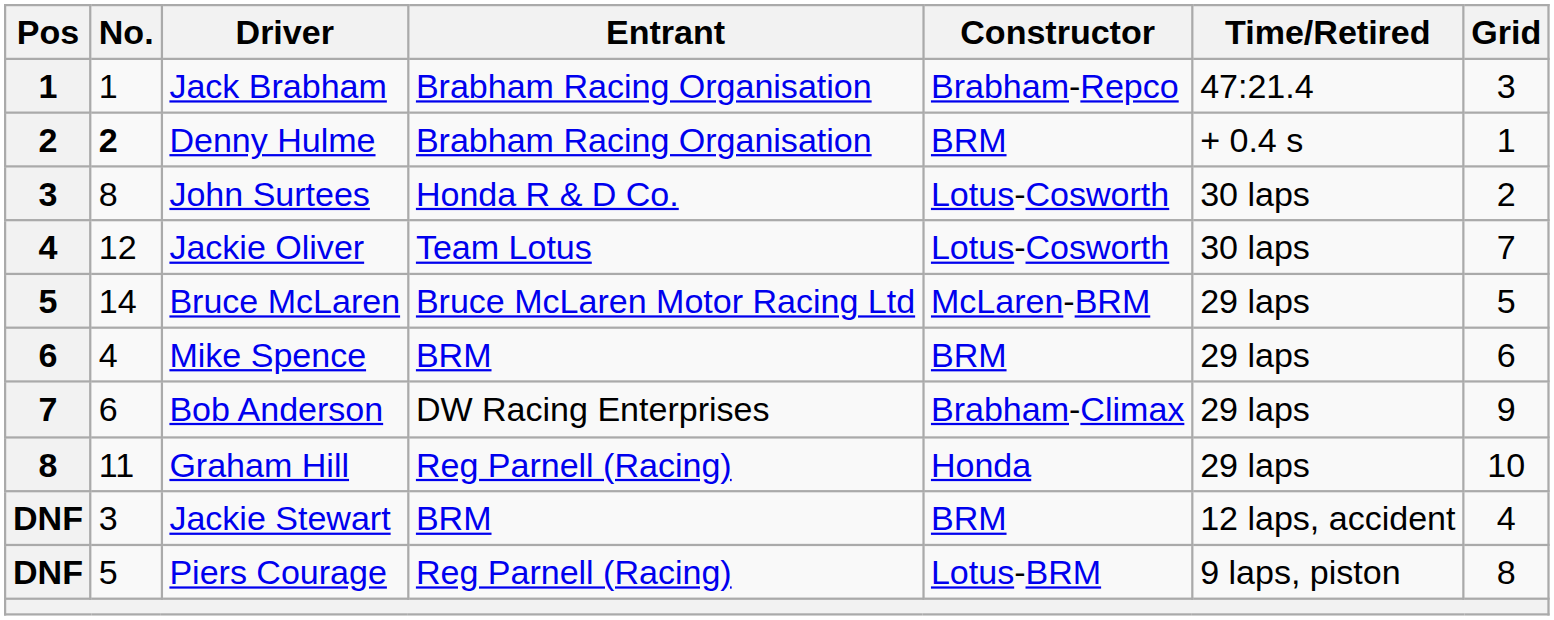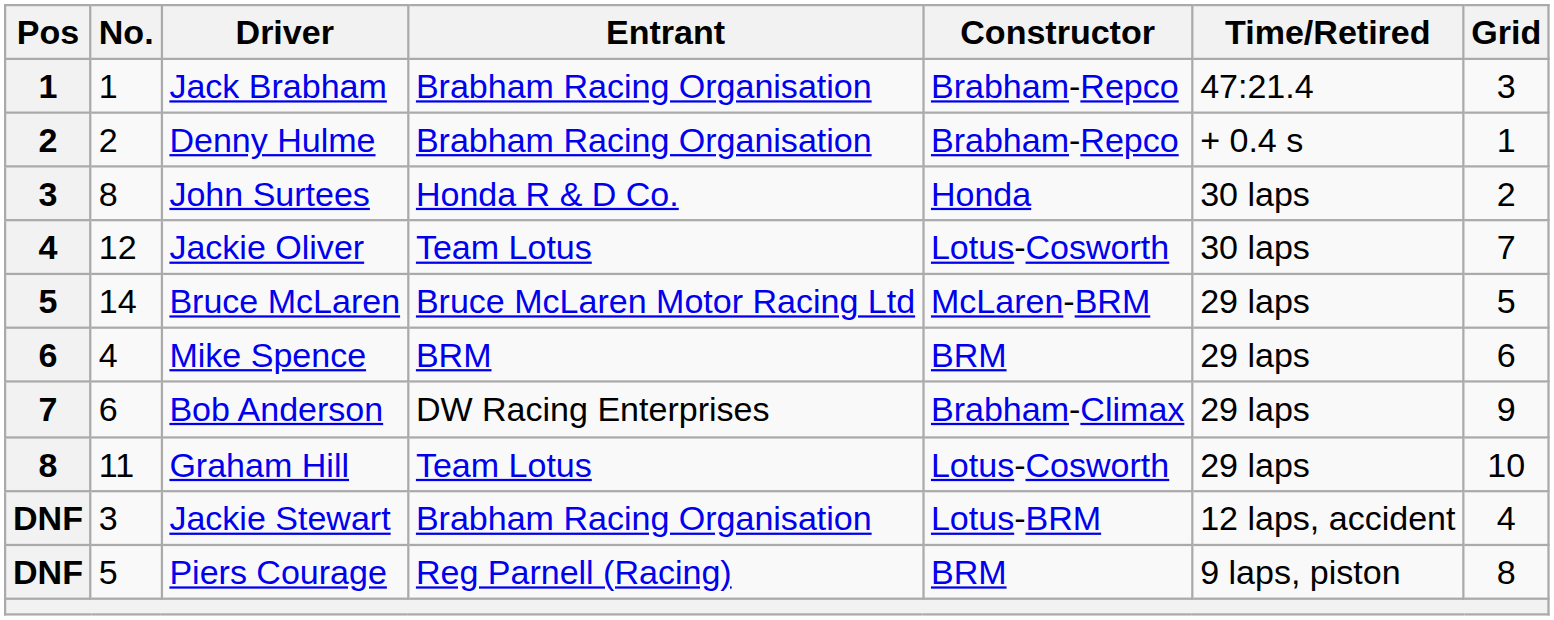(108, 140) bold -> (108, 140) normal
(969, 140) BRM -> (1055, 140) Brabham-Repco
(1050, 194) Lotus-Cosworth -> (981, 194) Honda
(574, 463) Reg Parnell (Racing) -> (504, 463) Team Lotus
(981, 463) Honda -> (1050, 463) Lotus-Cosworth
(454, 517) BRM -> (644, 517) Brabham Racing Organisation
(969, 517) BRM -> (1016, 517) Lotus-BRM
(1016, 571) Lotus-BRM -> (969, 571) BRM
